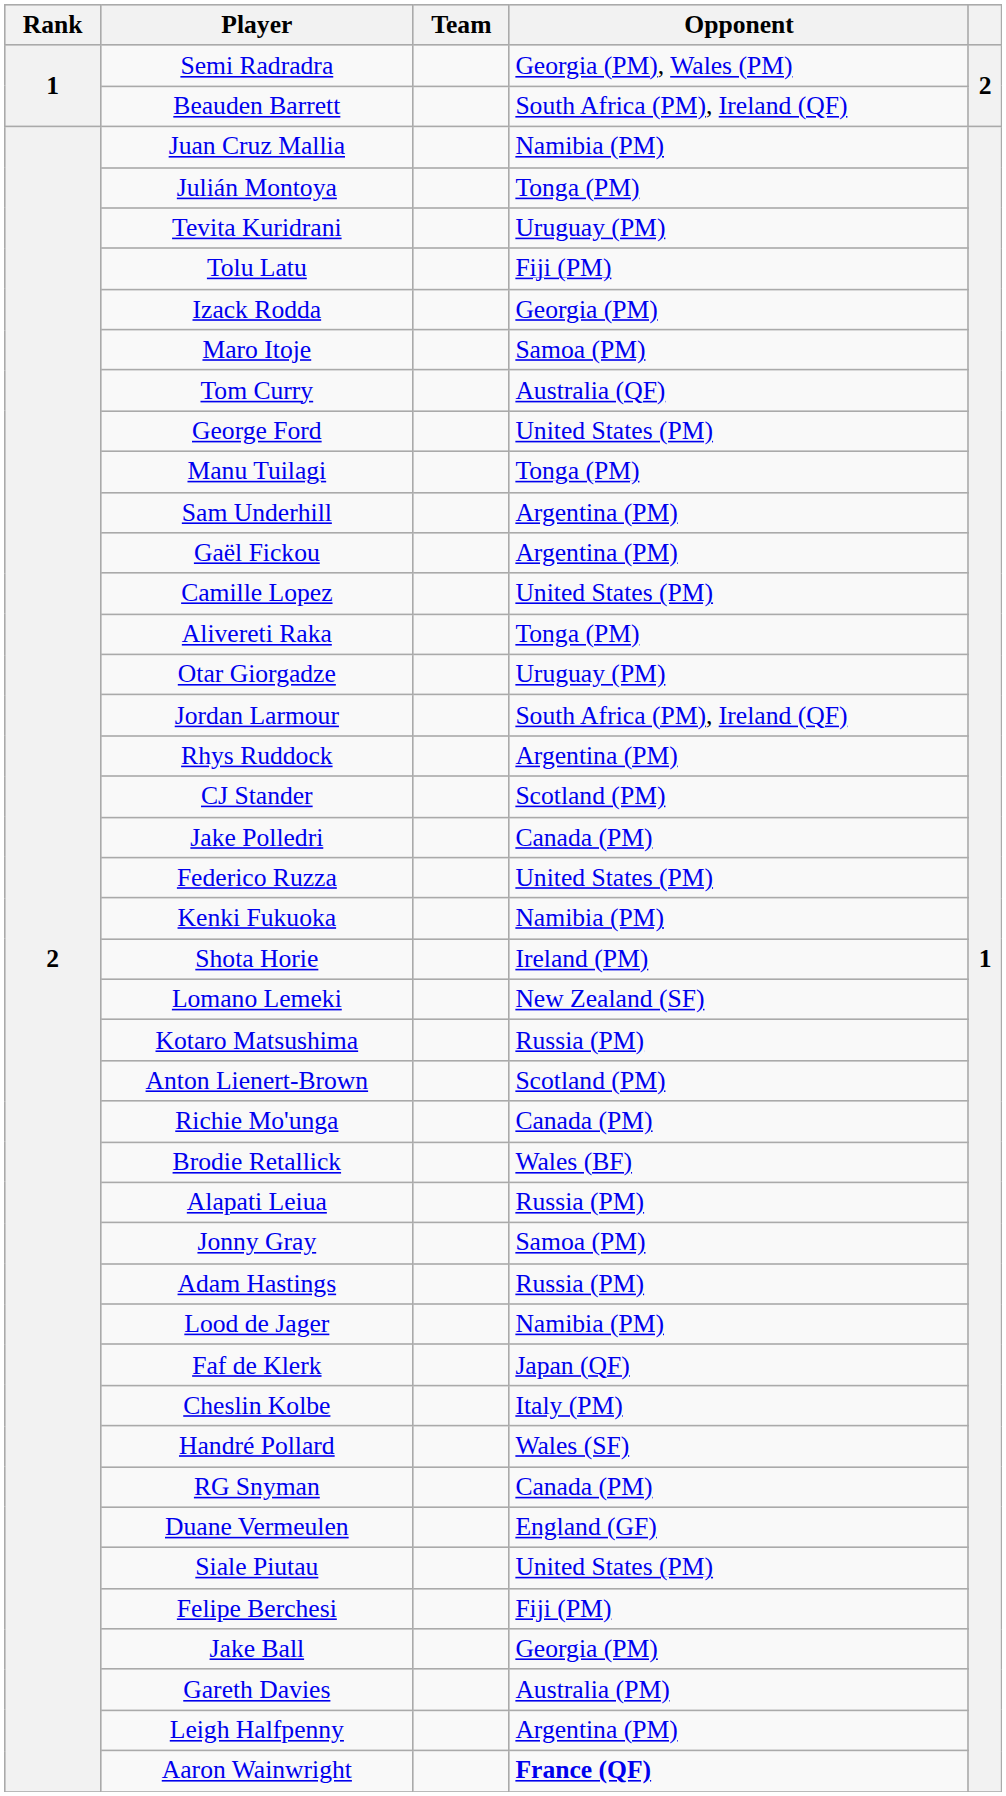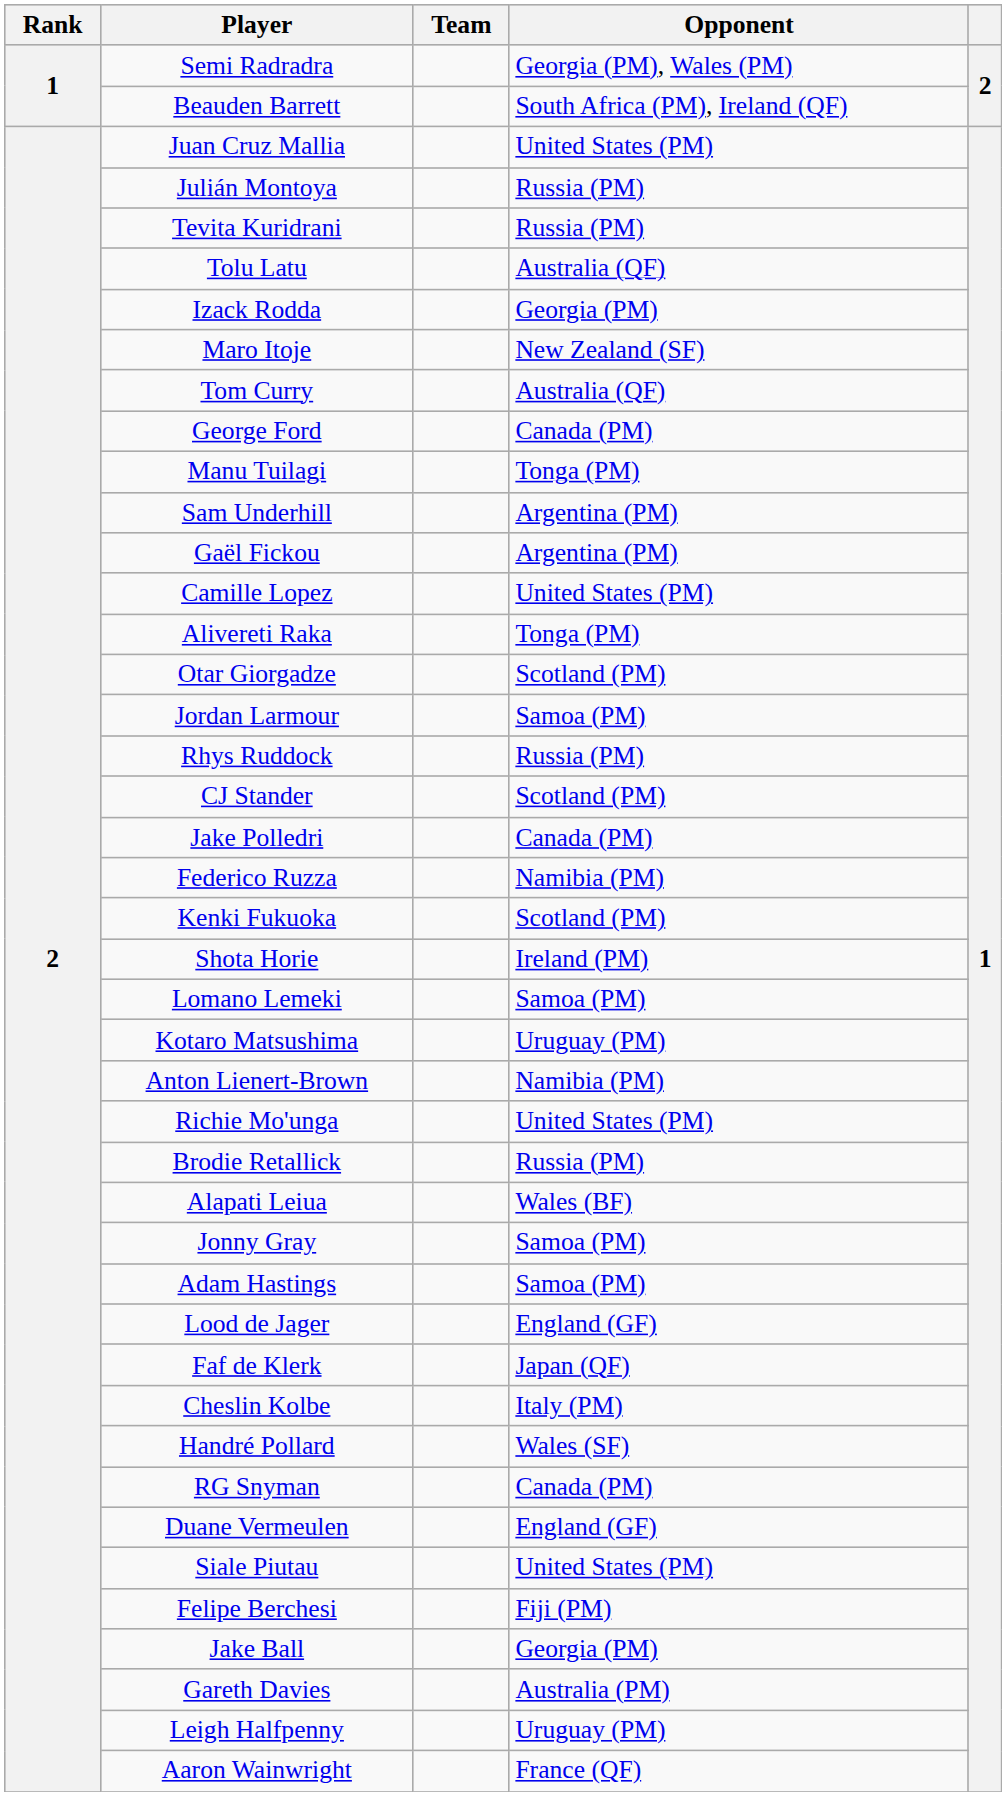(590, 146) Namibia (PM) -> (614, 146) United States (PM)
(577, 187) Tonga (PM) -> (580, 187) Russia (PM)
(590, 227) Uruguay (PM) -> (580, 227) Russia (PM)
(563, 268) Fiji (PM) -> (590, 268) Australia (QF)
(580, 349) Samoa (PM) -> (610, 349) New Zealand (SF)
(614, 430) United States (PM) -> (584, 430) Canada (PM)
(590, 674) Uruguay (PM) -> (590, 674) Scotland (PM)
(681, 715) South Africa (PM), Ireland (QF) -> (580, 715) Samoa (PM)
(597, 755) Argentina (PM) -> (580, 755) Russia (PM)
(614, 877) United States (PM) -> (590, 877) Namibia (PM)
(590, 918) Namibia (PM) -> (590, 918) Scotland (PM)
(610, 999) New Zealand (SF) -> (580, 999) Samoa (PM)
(580, 1039) Russia (PM) -> (590, 1039) Uruguay (PM)
(590, 1080) Scotland (PM) -> (590, 1080) Namibia (PM)
(584, 1120) Canada (PM) -> (614, 1120) United States (PM)
(574, 1161) Wales (BF) -> (580, 1161) Russia (PM)
(580, 1202) Russia (PM) -> (574, 1202) Wales (BF)
(580, 1283) Russia (PM) -> (580, 1283) Samoa (PM)
(590, 1324) Namibia (PM) -> (586, 1324) England (GF)
(597, 1730) Argentina (PM) -> (590, 1730) Uruguay (PM)
(583, 1770) bold -> (578, 1770) normal
